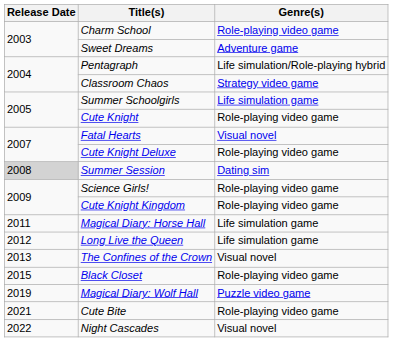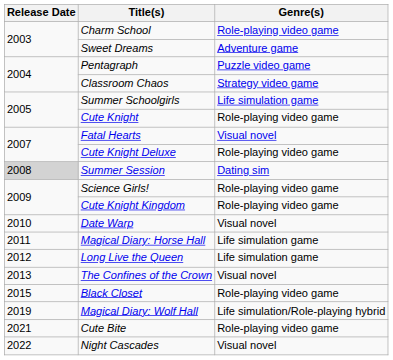(301, 65) Life simulation/Role-playing hybrid -> (264, 65) Puzzle video game
+ row: (107, 223)
(264, 293) Puzzle video game -> (301, 310) Life simulation/Role-playing hybrid
